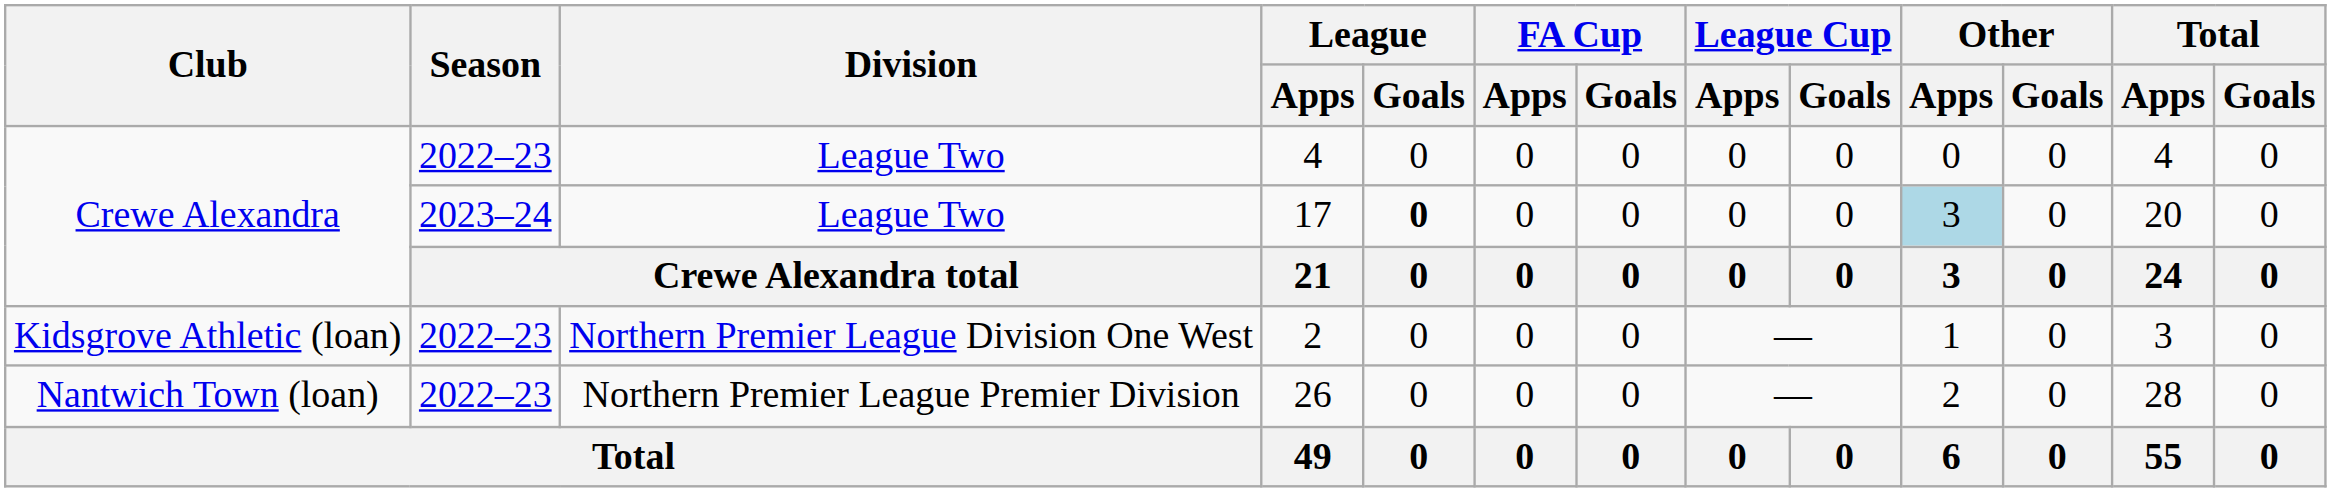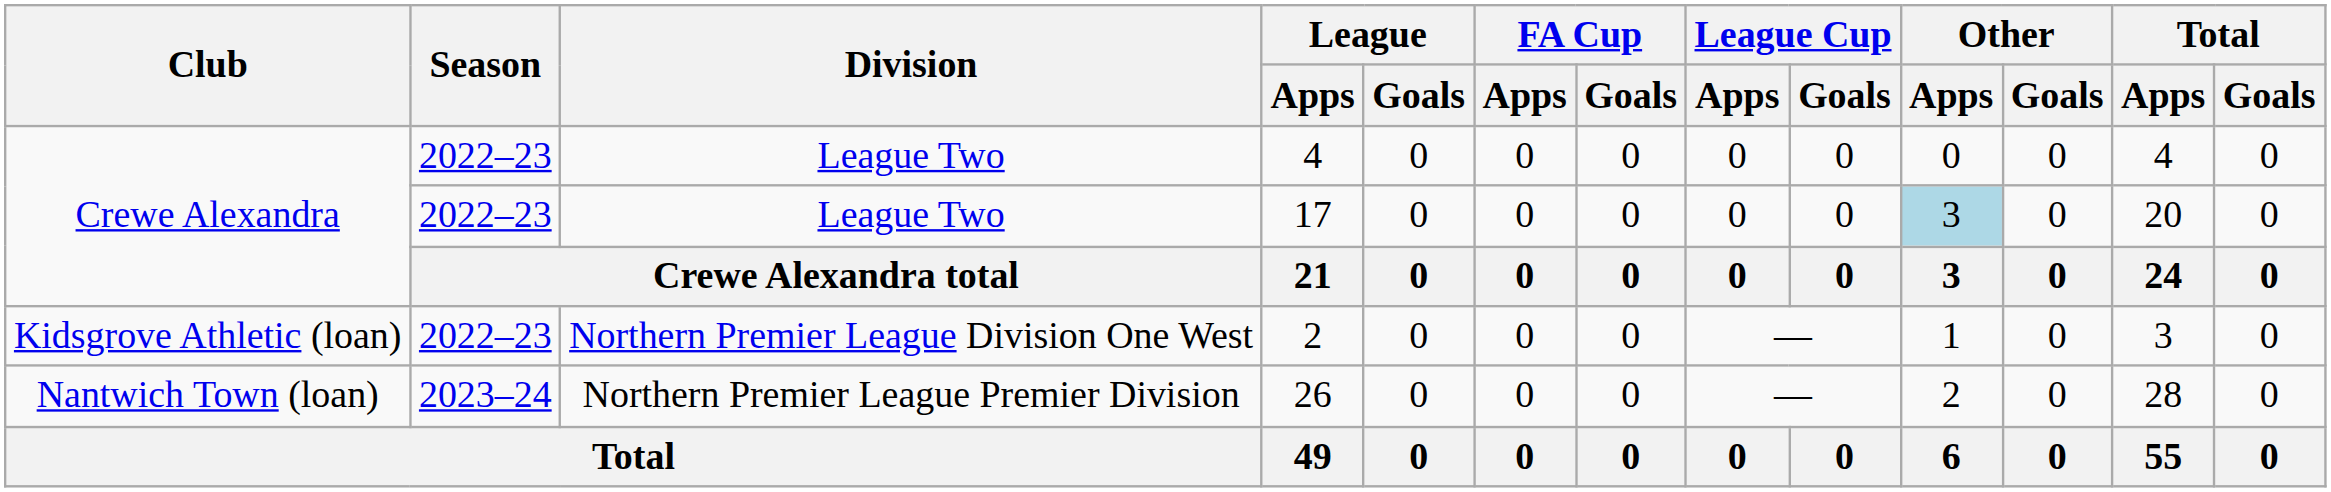(485, 214) 2023–24 -> (485, 214) 2022–23
(1419, 214) bold -> (1419, 214) normal
(485, 395) 2022–23 -> (485, 395) 2023–24
